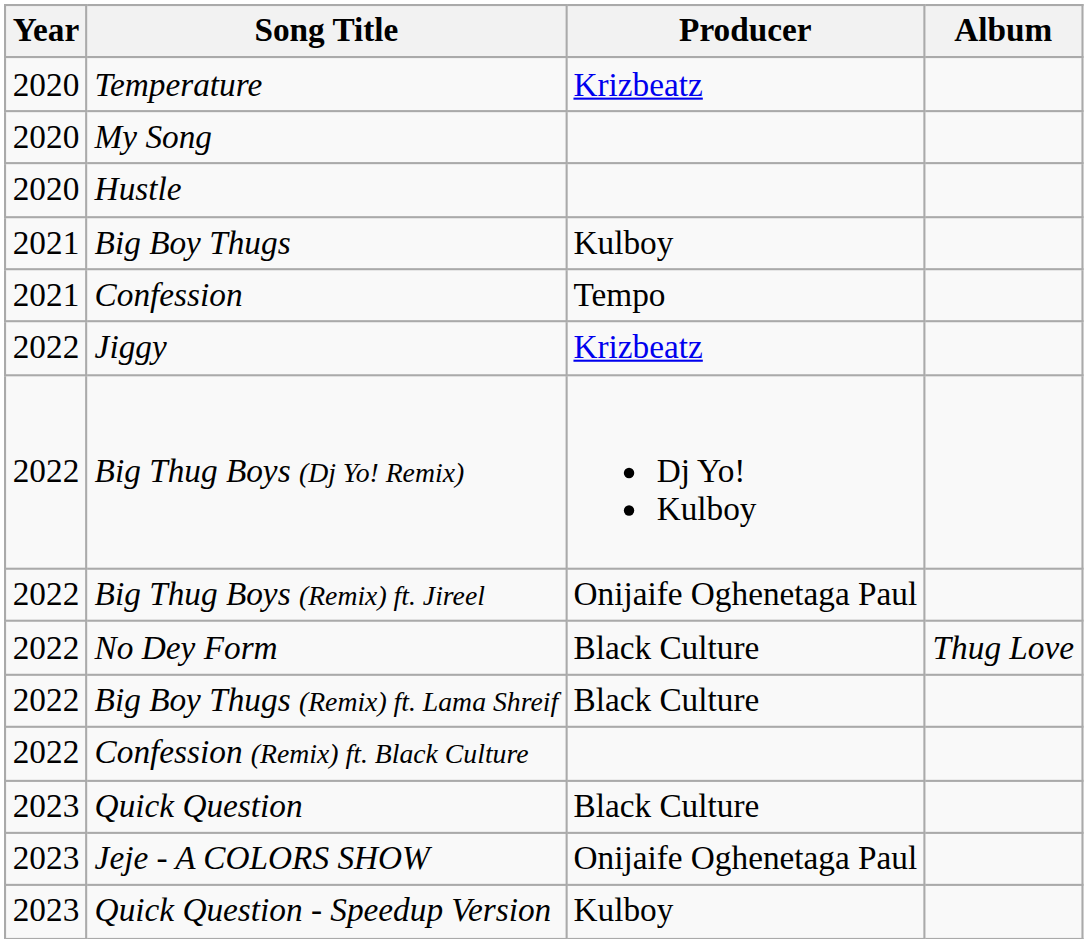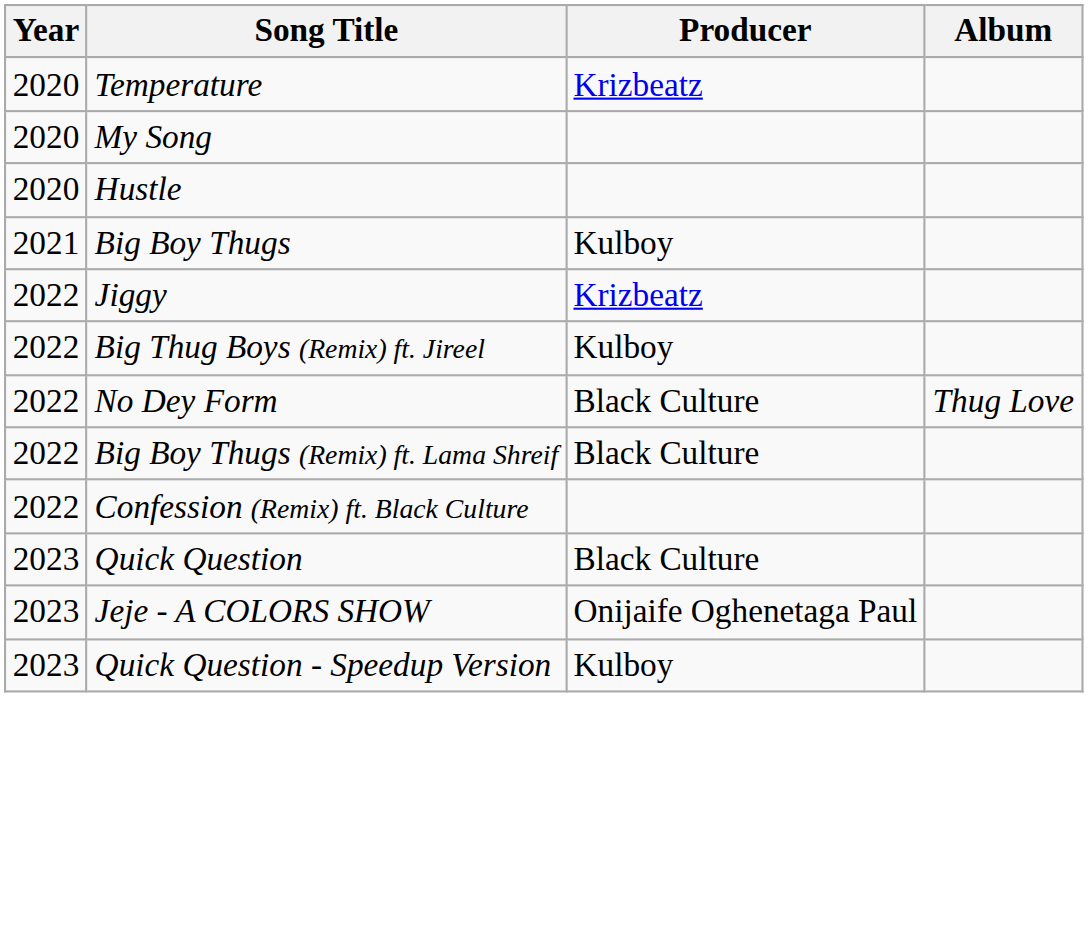- row: (169, 294)
- row: (279, 471)
(745, 594) Onijaife Oghenetaga Paul -> (623, 347) Kulboy
